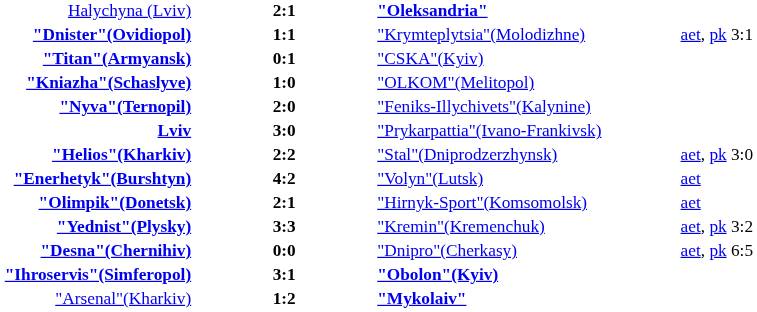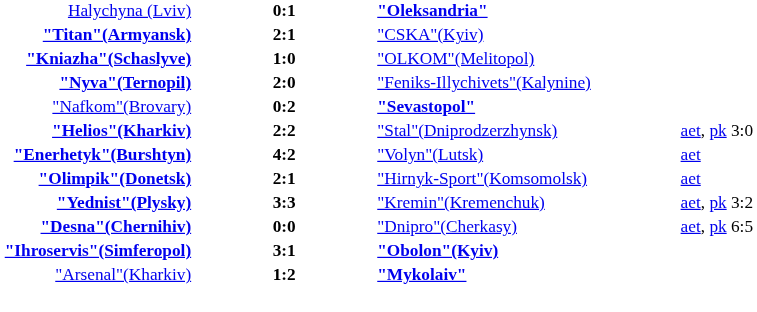(284, 10) 2:1 -> (284, 10) 0:1
- row: (112, 34)
(284, 58) 0:1 -> (284, 34) 2:1
+ row: (122, 106)
- row: (174, 130)
